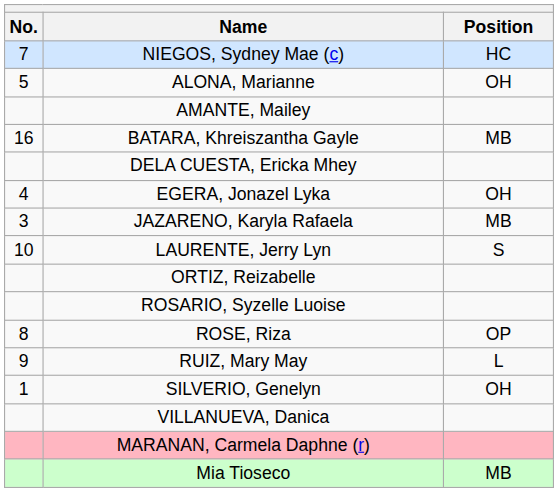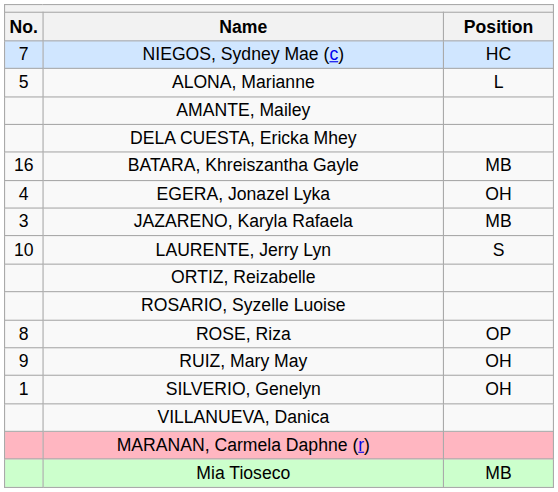(499, 82) OH -> (499, 82) L
rows swapped: (243, 138) <-> (243, 166)
(499, 361) L -> (499, 361) OH
